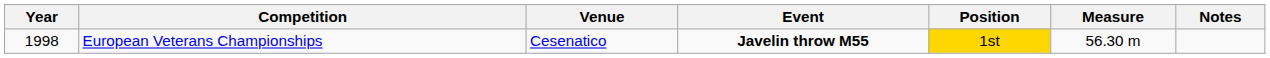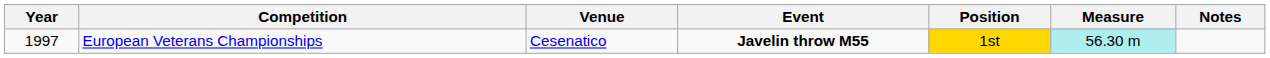(42, 41) 1998 -> (42, 41) 1997
(1113, 41) no background -> (1113, 41) paleturquoise background
